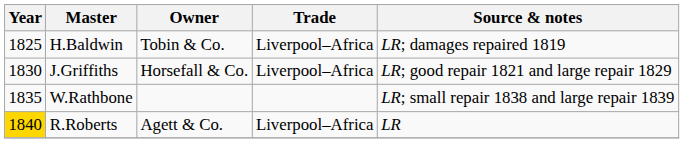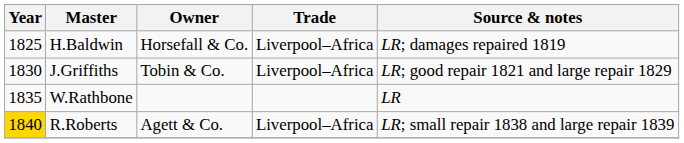(182, 44) Tobin & Co. -> (194, 44) Horsefall & Co.
(194, 71) Horsefall & Co. -> (182, 71) Tobin & Co.
(528, 97) LR; small repair 1838 and large repair 1839 -> (391, 97) LR
(391, 124) LR -> (528, 124) LR; small repair 1838 and large repair 1839
